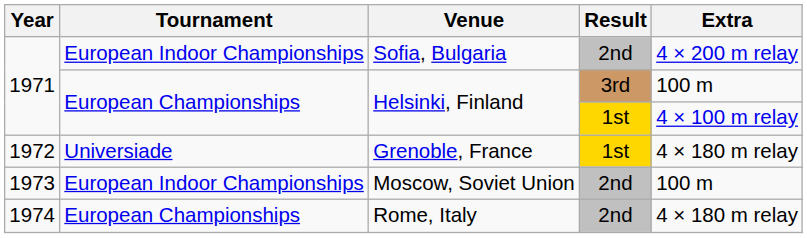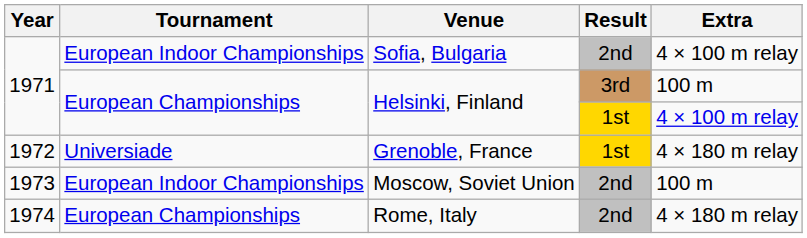(727, 53) 4 × 200 m relay -> (727, 53) 4 × 100 m relay
